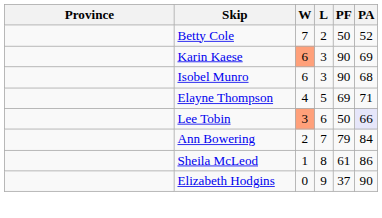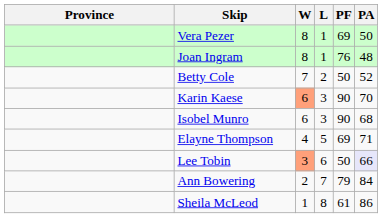+ row: (206, 35)
+ row: (210, 56)
(366, 56) 69 -> (366, 98) 70
- row: (226, 181)
